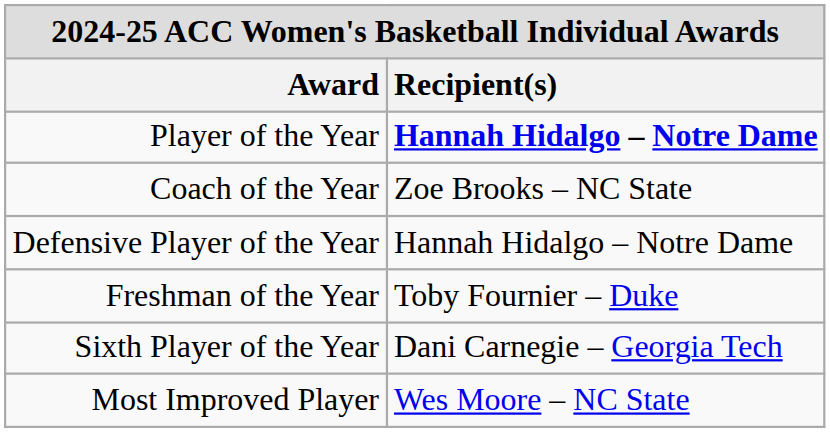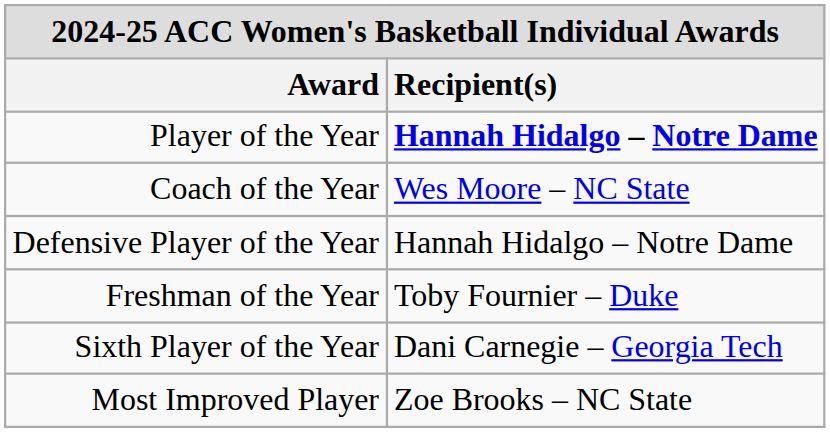(543, 189) Zoe Brooks – NC State -> (542, 189) Wes Moore – NC State
(542, 400) Wes Moore – NC State -> (543, 400) Zoe Brooks – NC State
